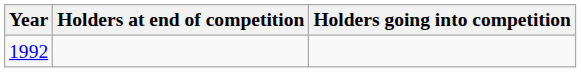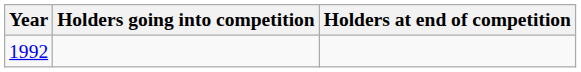columns swapped: (442, 19) <-> (181, 19)
